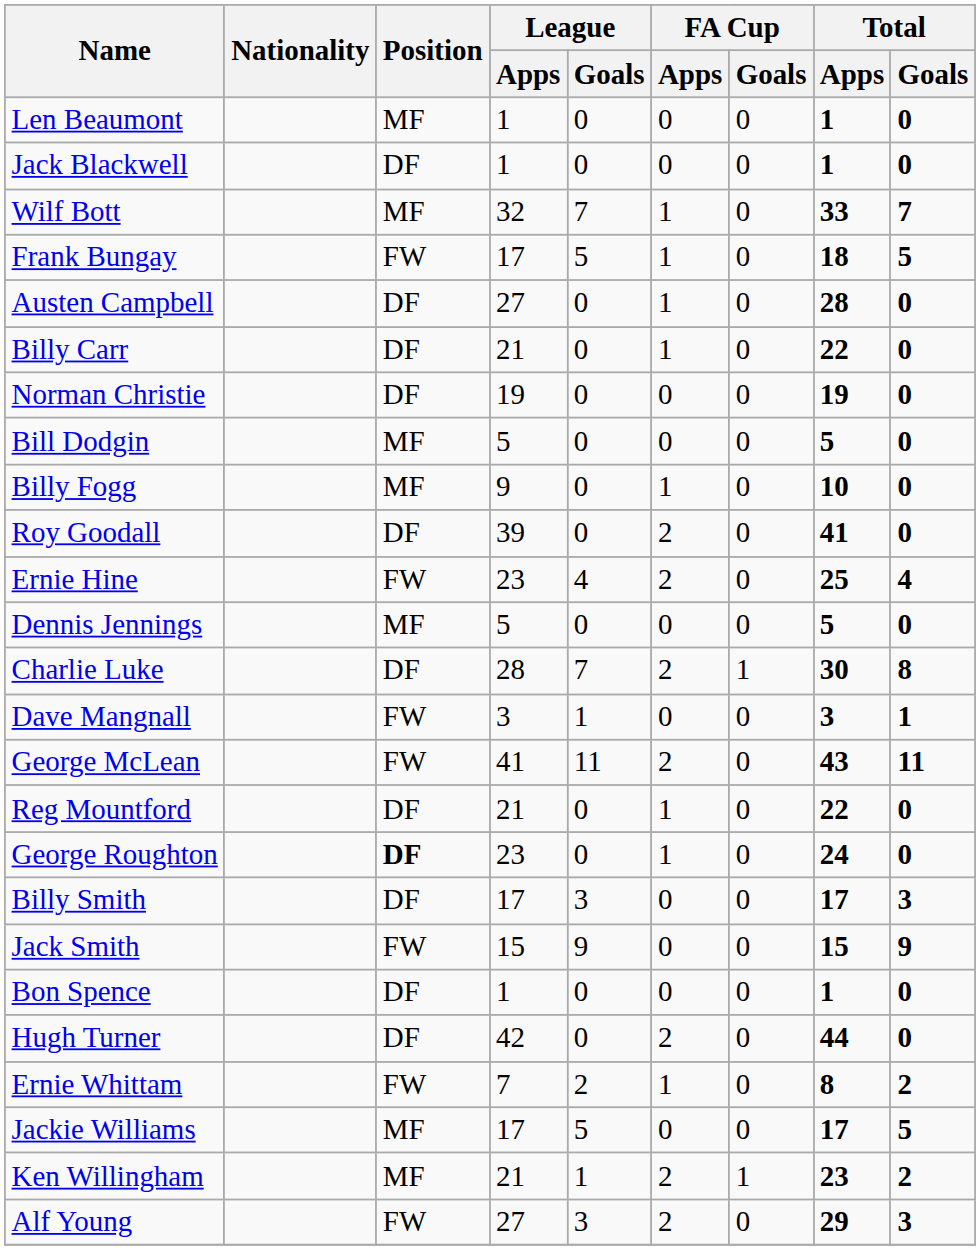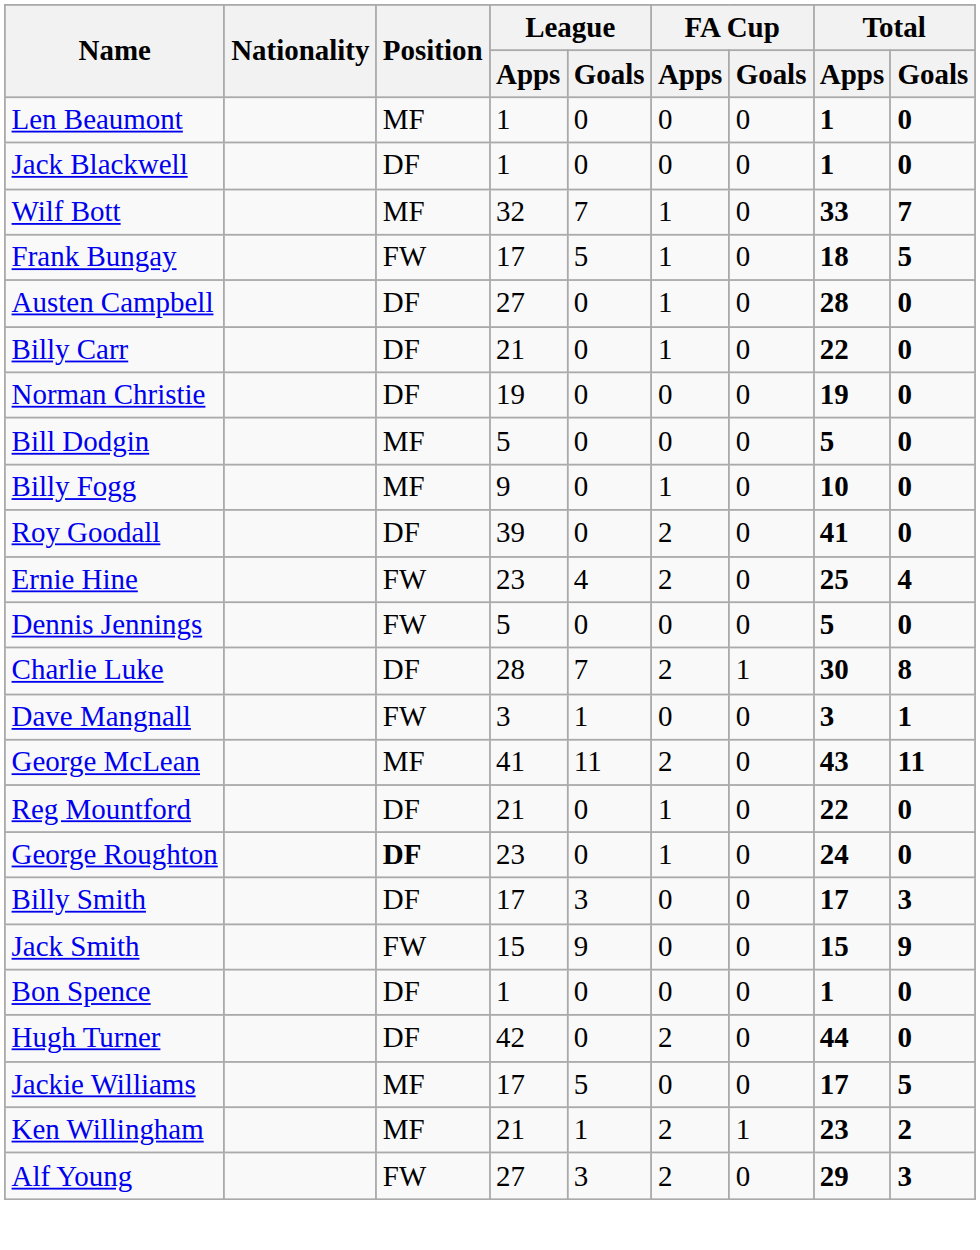(404, 624) MF -> (405, 624) FW
(405, 762) FW -> (404, 762) MF
- row: (97, 1083)
